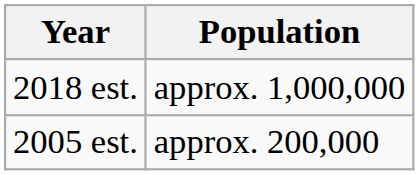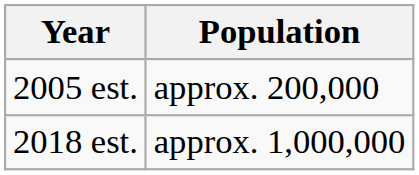rows swapped: (75, 86) <-> (75, 141)
